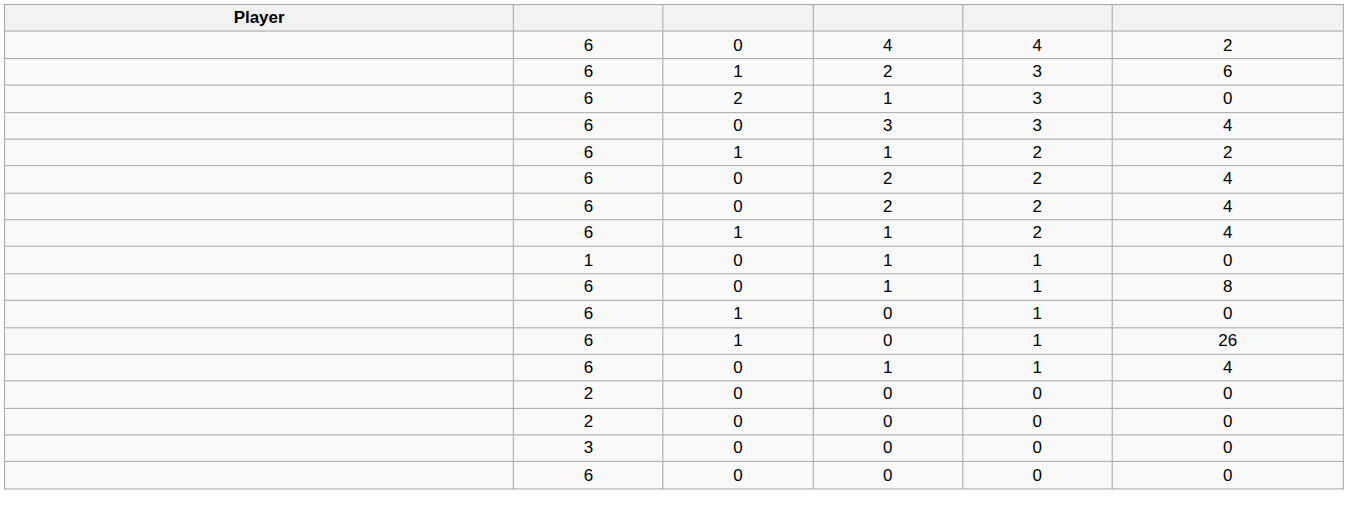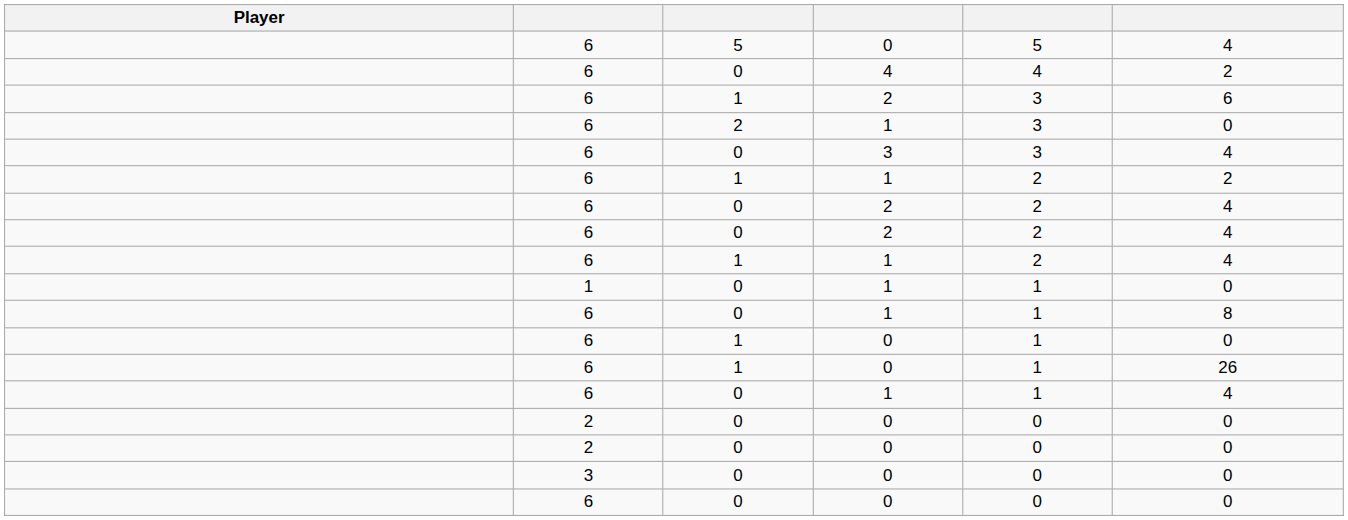+ row: (738, 44)
